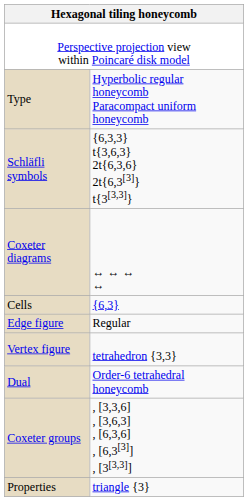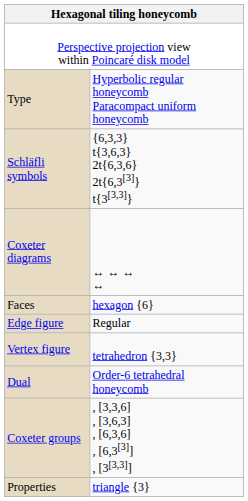- row: (19, 304)
+ row: (21, 304)
